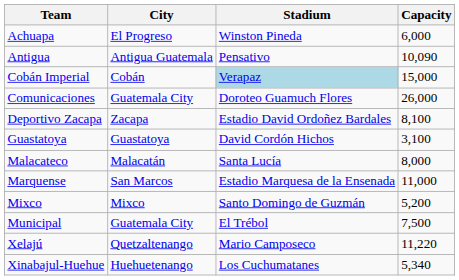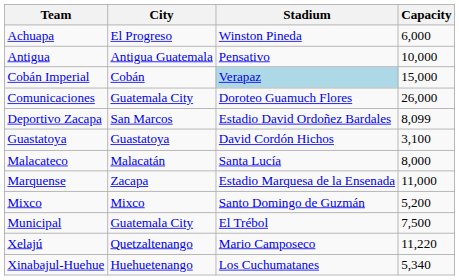(419, 56) 10,090 -> (419, 56) 10,000
(129, 118) Zacapa -> (142, 118) San Marcos
(416, 118) 8,100 -> (416, 118) 8,099
(142, 181) San Marcos -> (129, 181) Zacapa
